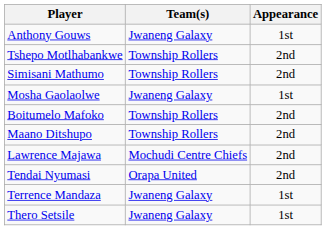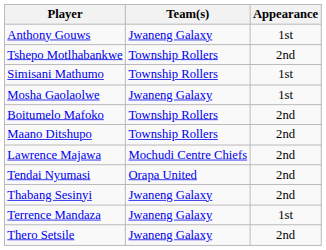(286, 74) 2nd -> (286, 74) 1st
+ row: (50, 194)
(286, 214) 1st -> (286, 235) 2nd
